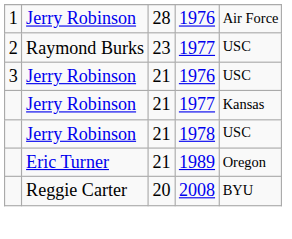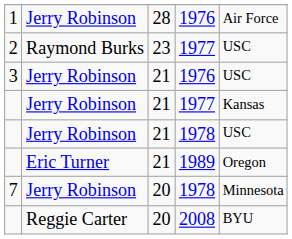+ row: (13, 190)
